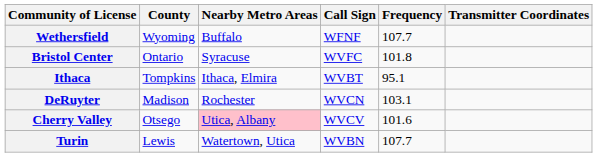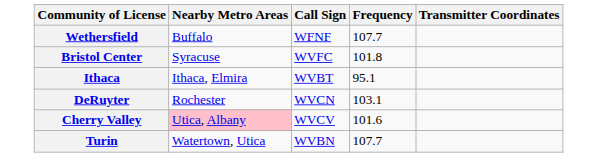- column: (169, 15)
